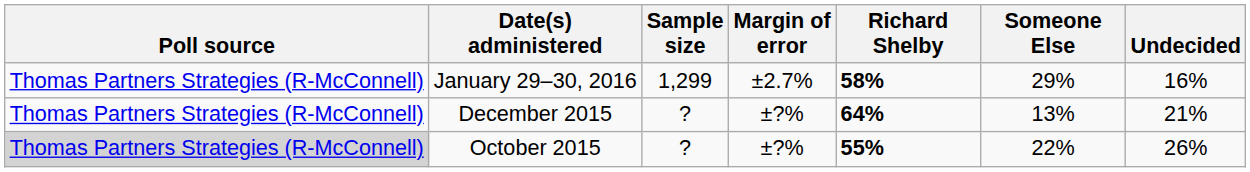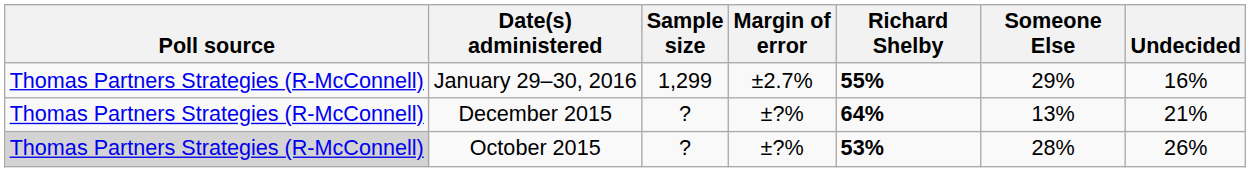(862, 80) 58% -> (862, 80) 55%
(862, 148) 55% -> (862, 148) 53%
(1053, 148) 22% -> (1053, 148) 28%
